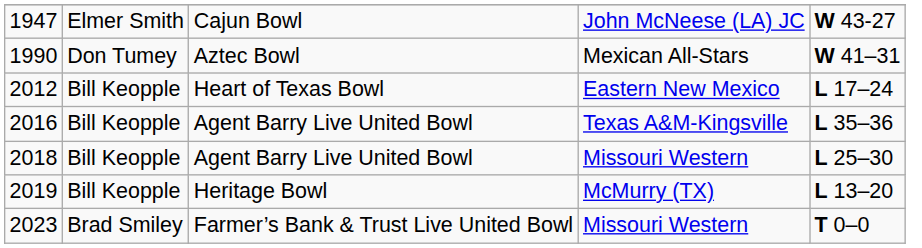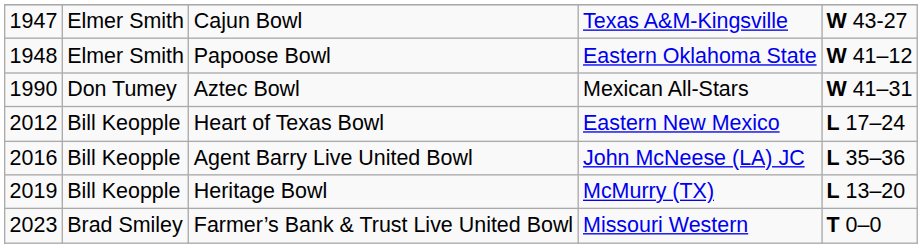(694, 21) John McNeese (LA) JC -> (686, 21) Texas A&M-Kingsville
+ row: (33, 55)
(686, 123) Texas A&M-Kingsville -> (694, 157) John McNeese (LA) JC
- row: (33, 157)
